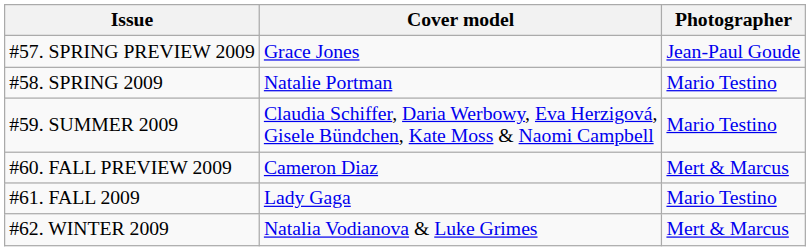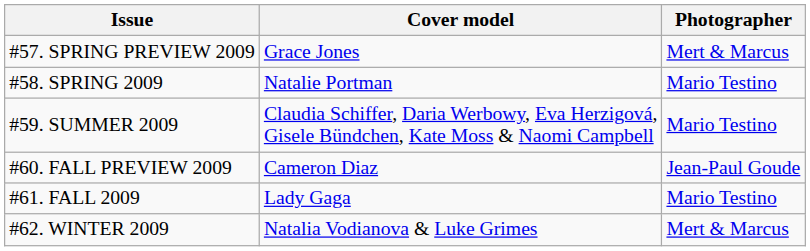(733, 51) Jean-Paul Goude -> (728, 51) Mert & Marcus
(728, 167) Mert & Marcus -> (733, 167) Jean-Paul Goude
